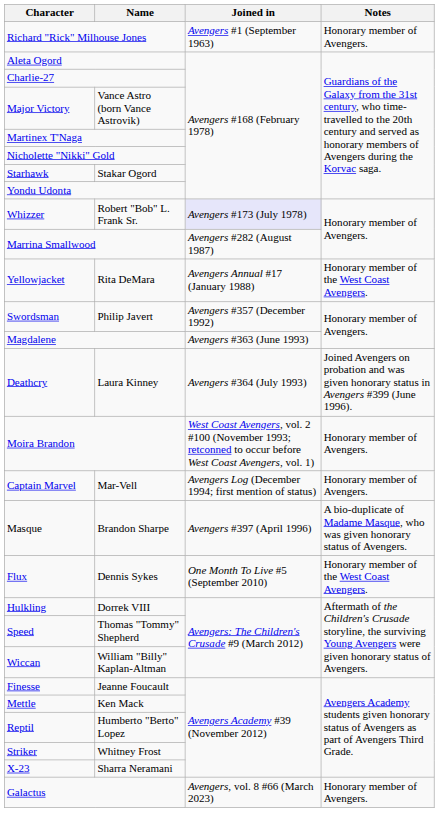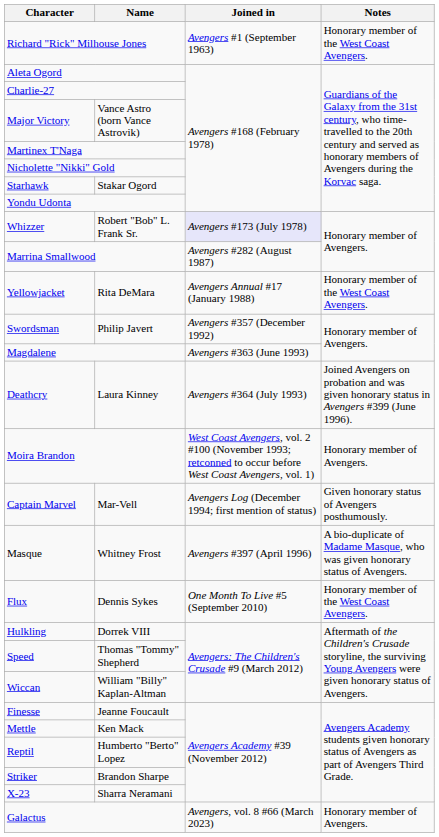(370, 36) Honorary member of Avengers. -> (370, 43) Honorary member of the West Coast Avengers.
(370, 485) Honorary member of Avengers. -> (372, 504) Given honorary status of Avengers posthumously.
(133, 528) Brandon Sharpe -> (129, 553) Whitney Frost
(129, 751) Whitney Frost -> (133, 776) Brandon Sharpe
